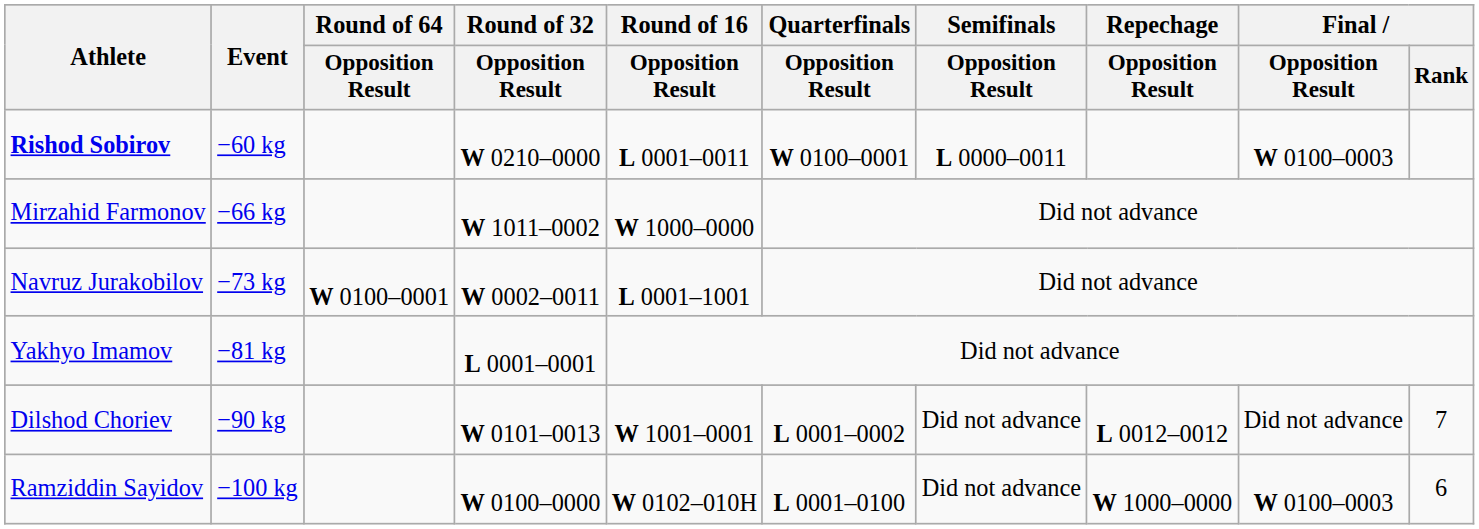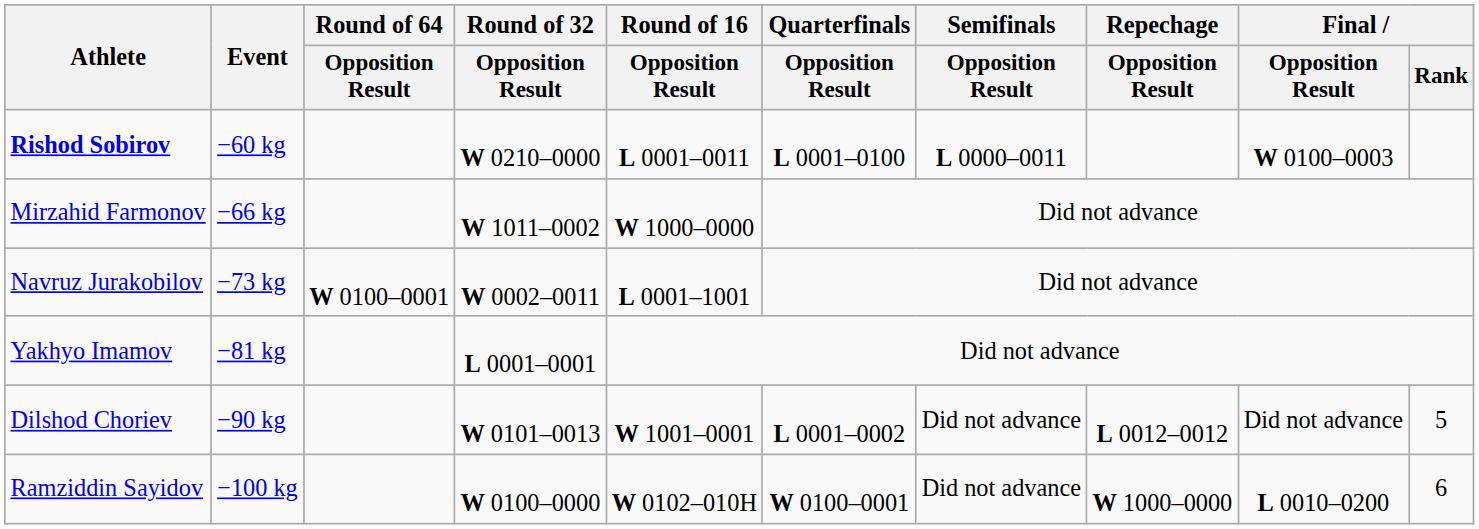(839, 158) W 0100–0001 -> (839, 158) L 0001–0100
(1441, 419) 7 -> (1441, 419) 5
(839, 503) L 0001–0100 -> (839, 503) W 0100–0001
(1323, 503) W 0100–0003 -> (1323, 503) L 0010–0200
